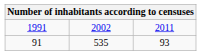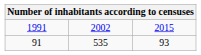(165, 27) 2011 -> (164, 27) 2015
